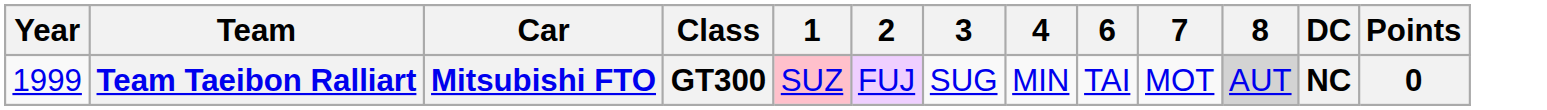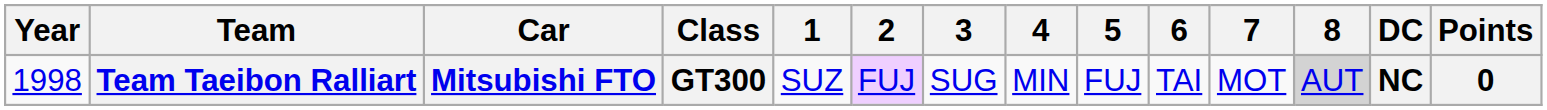+ column: (1113, 30)
(47, 80) 1999 -> (47, 80) 1998
(812, 80) pink background -> (812, 80) no background
